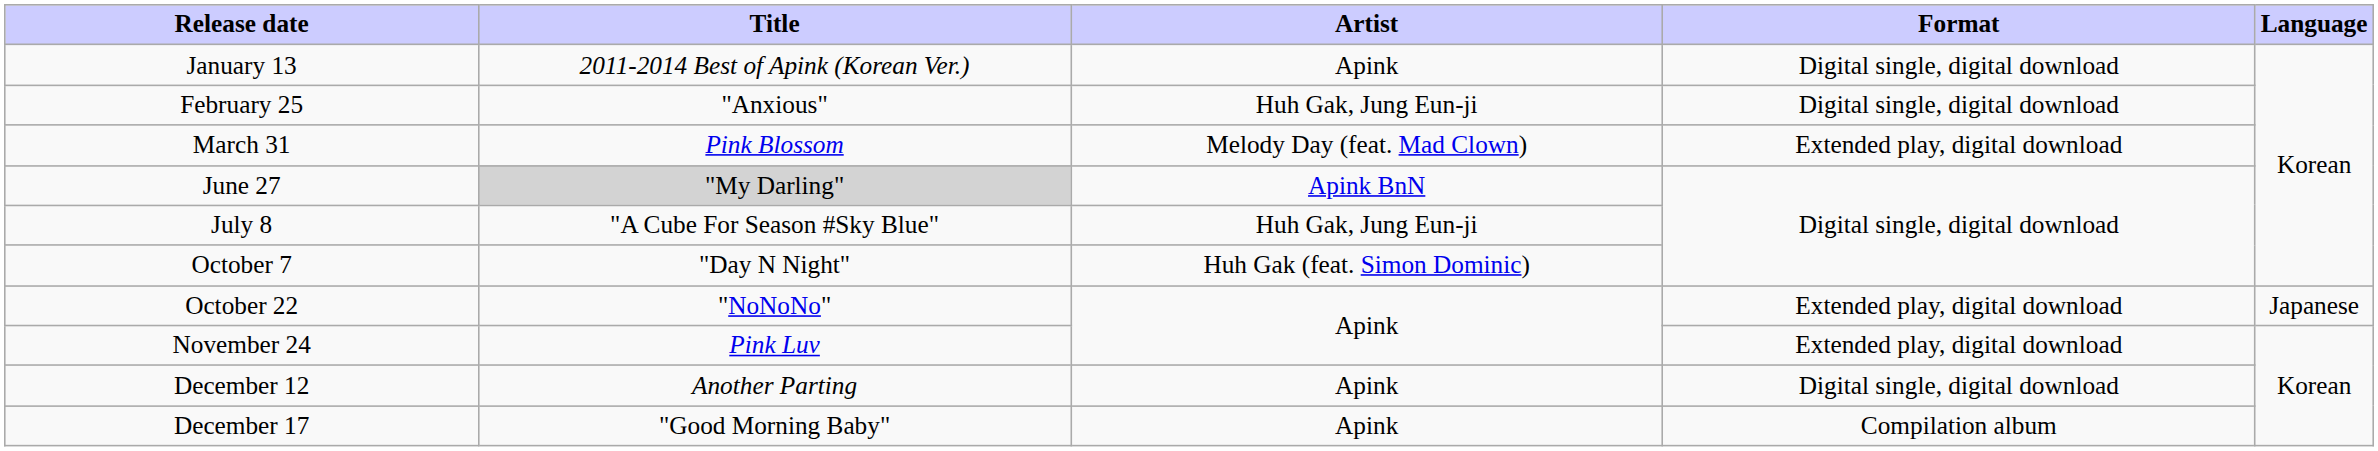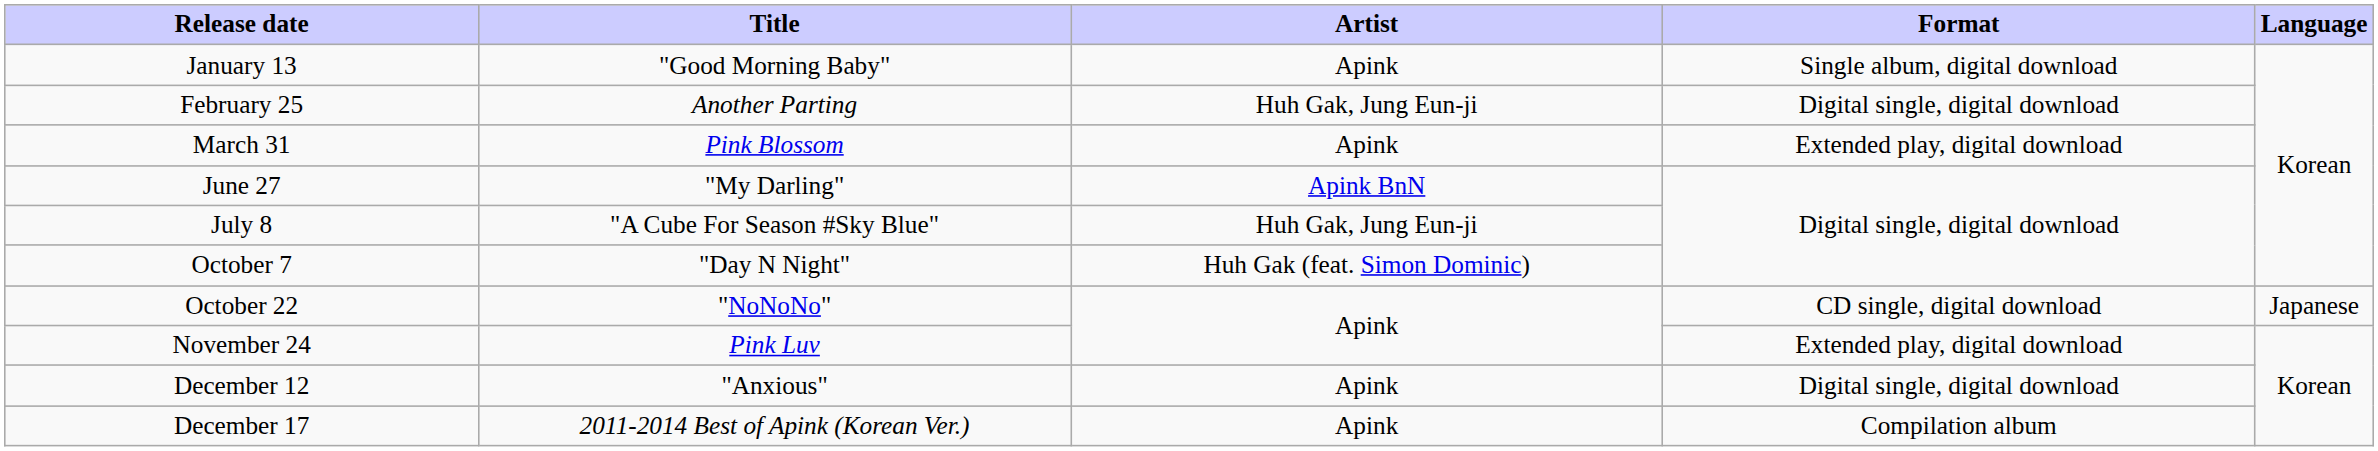(775, 64) 2011-2014 Best of Apink (Korean Ver.) -> (775, 64) "Good Morning Baby"
(1959, 64) Digital single, digital download -> (1959, 64) Single album, digital download
(775, 104) "Anxious" -> (775, 104) Another Parting
(1367, 144) Melody Day (feat. Mad Clown) -> (1367, 144) Apink
(775, 184) lightgrey background -> (775, 184) no background
(1959, 305) Extended play, digital download -> (1959, 305) CD single, digital download
(775, 385) Another Parting -> (775, 385) "Anxious"
(775, 425) "Good Morning Baby" -> (775, 425) 2011-2014 Best of Apink (Korean Ver.)
